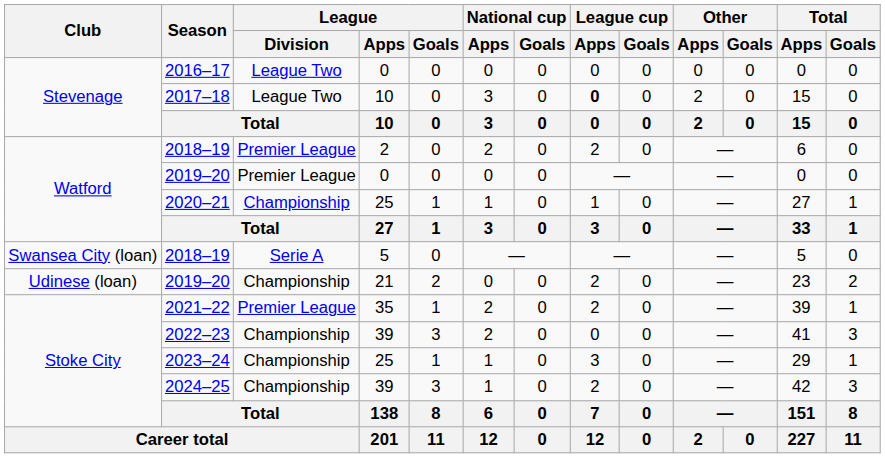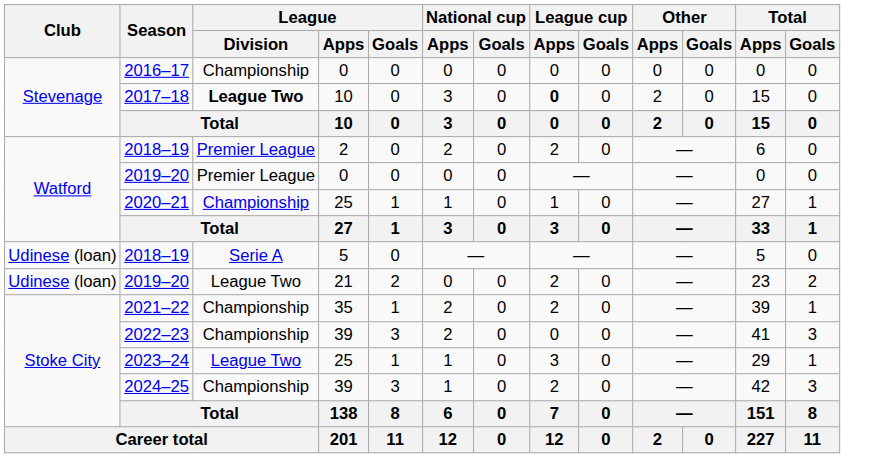(297, 70) League Two -> (256, 70) Championship
(297, 96) normal -> (256, 96) bold
(83, 255) Swansea City (loan) -> (62, 255) Udinese (loan)
(297, 281) Championship -> (256, 281) League Two
(297, 307) Premier League -> (256, 307) Championship
(297, 360) Championship -> (256, 360) League Two
